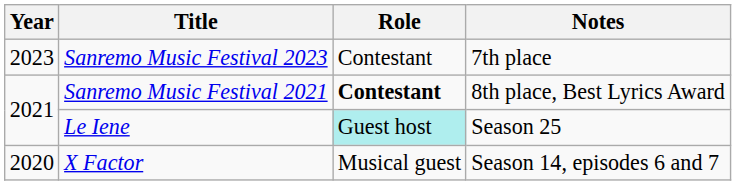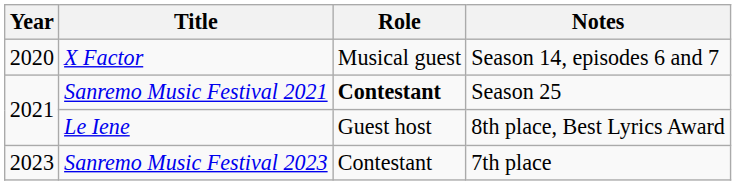rows swapped: (104, 162) <-> (196, 57)
(598, 92) 8th place, Best Lyrics Award -> (516, 92) Season 25
(385, 127) paleturquoise background -> (385, 127) no background
(516, 127) Season 25 -> (598, 127) 8th place, Best Lyrics Award
